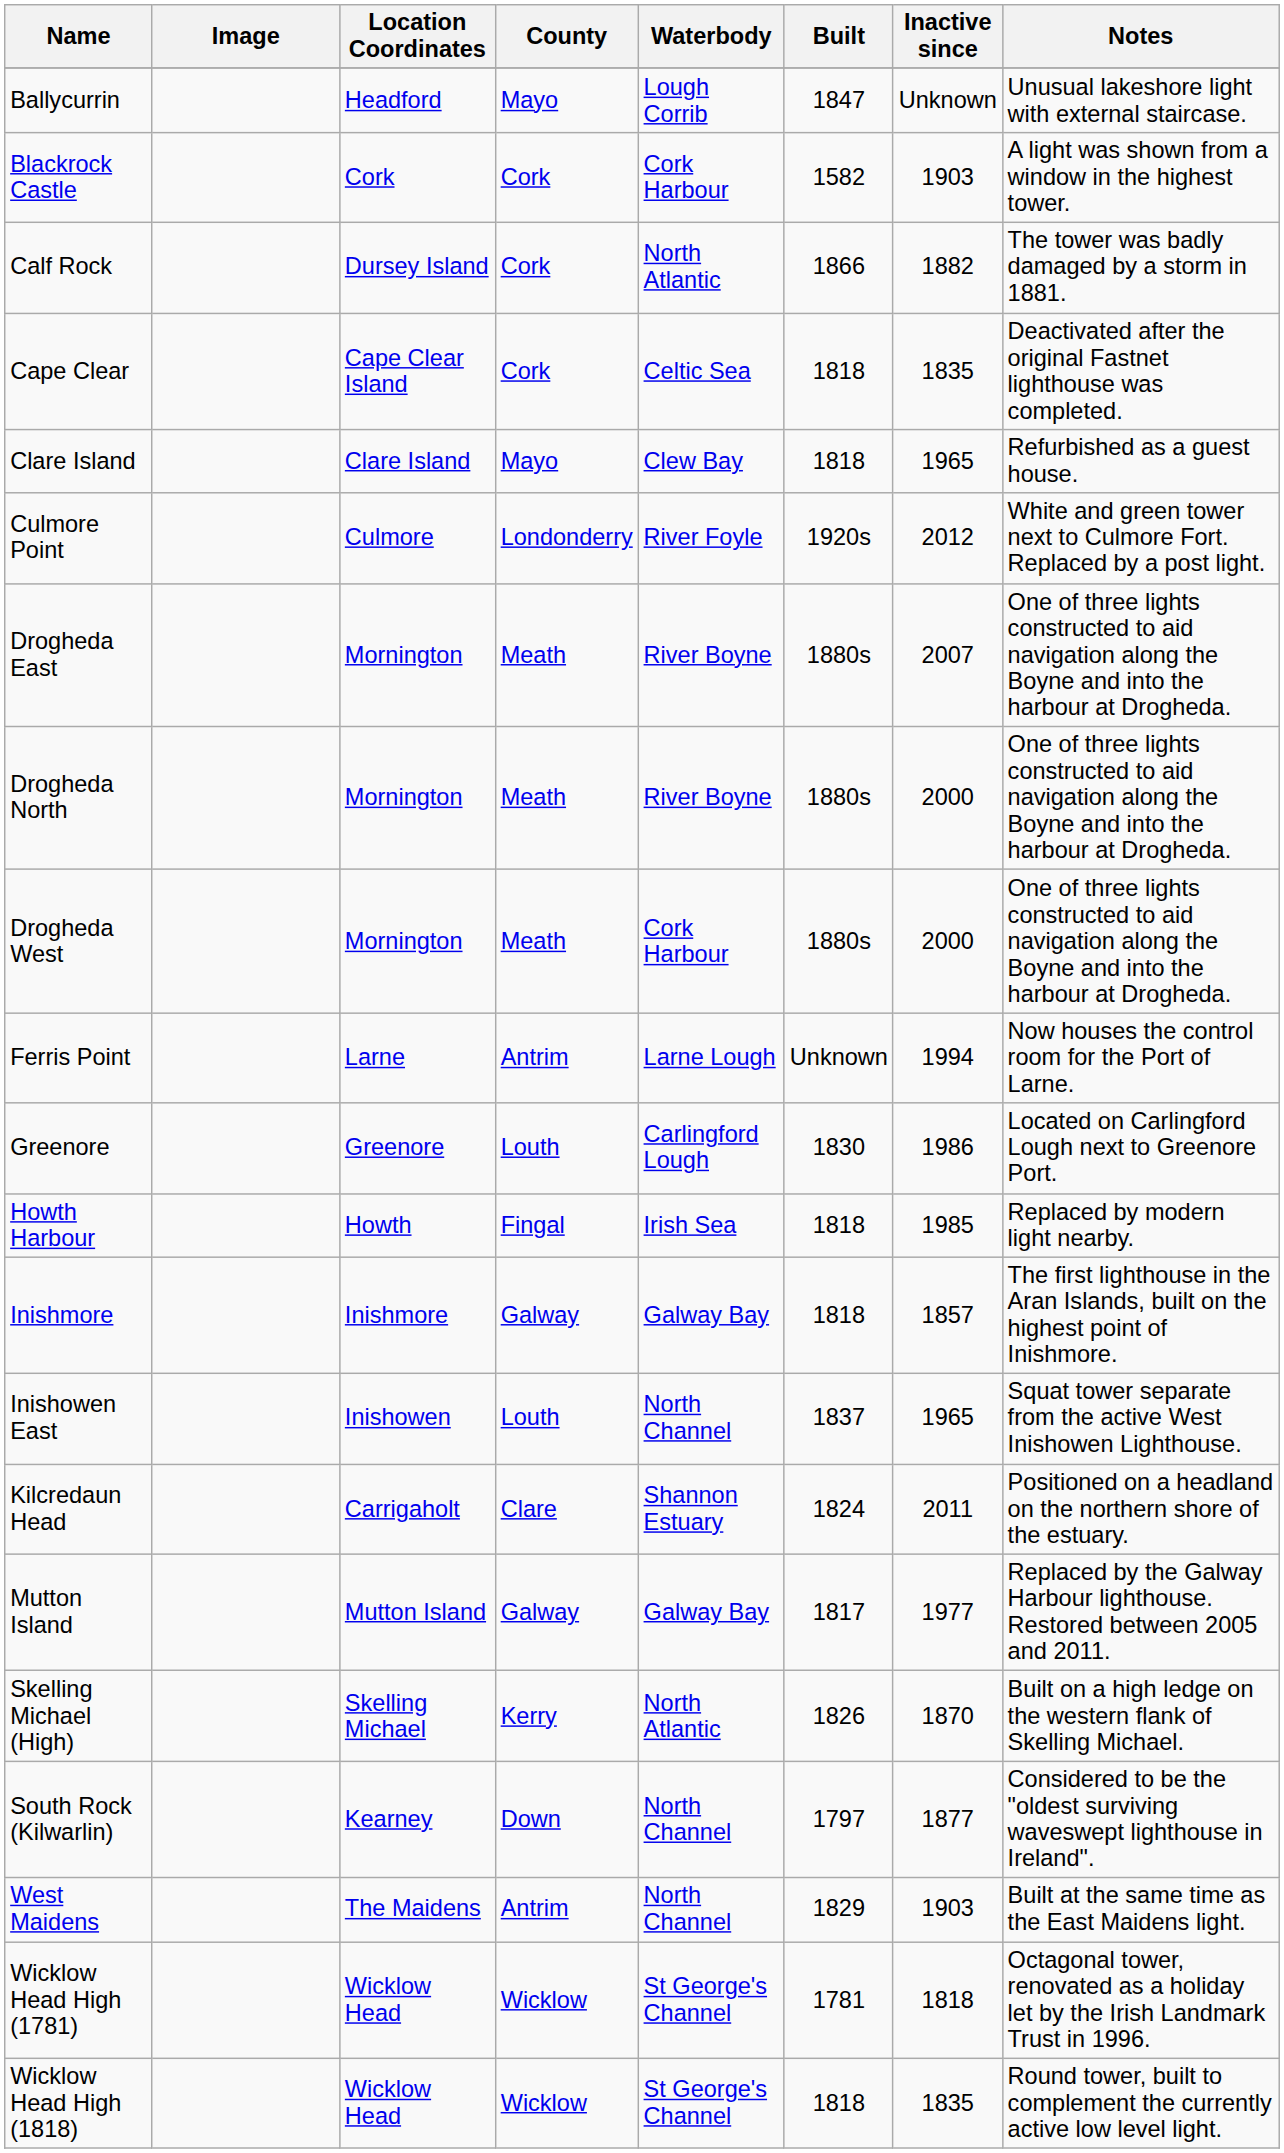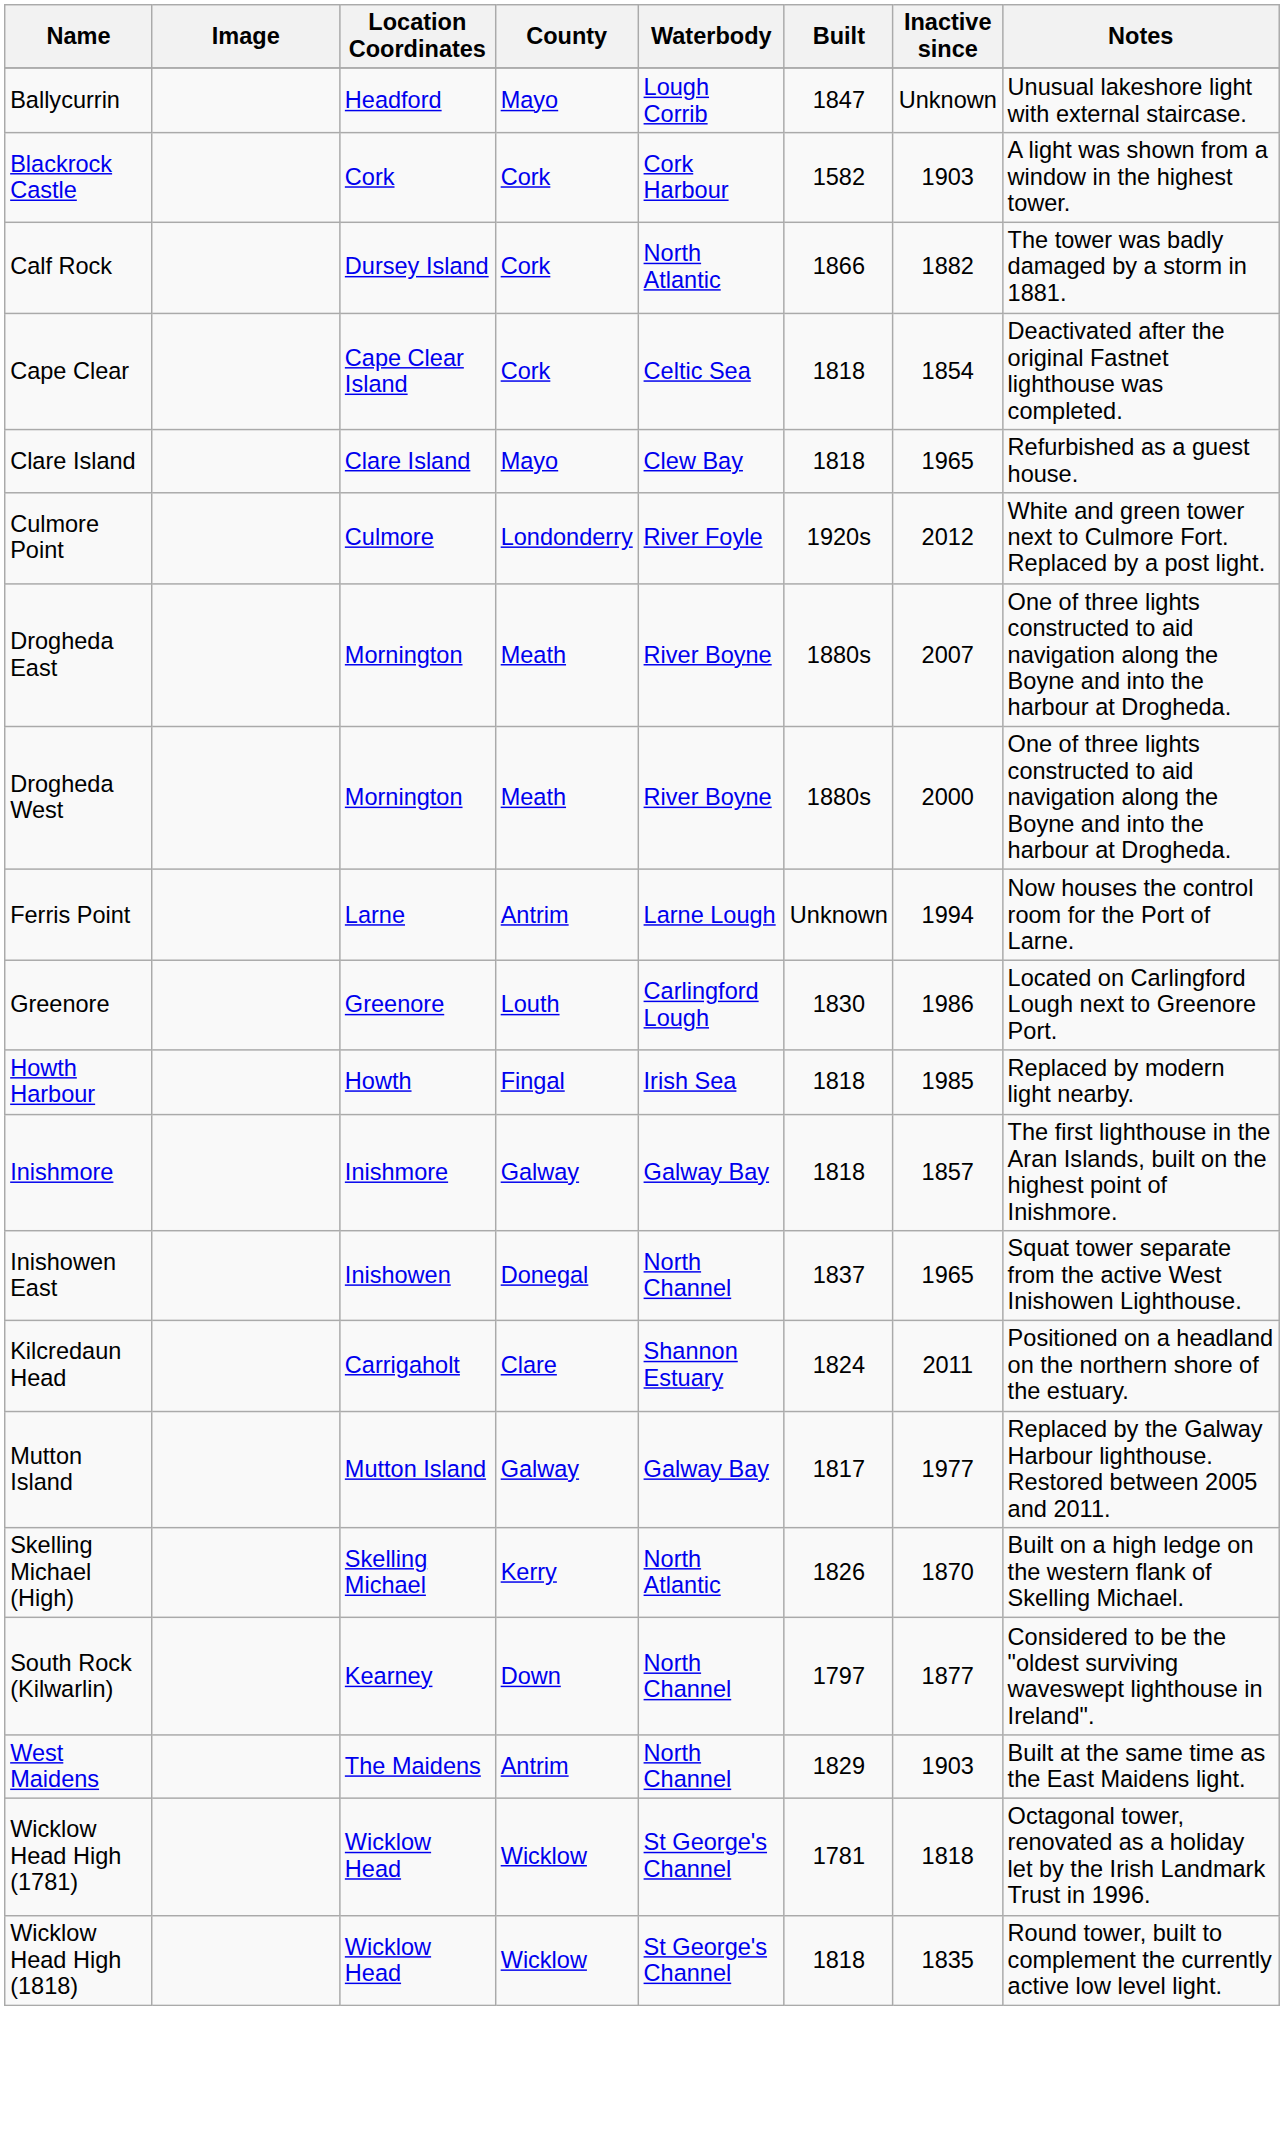(948, 370) 1835 -> (948, 370) 1854
- row: (62, 797)
(686, 940) Cork Harbour -> (708, 797) River Boyne
(530, 1418) Louth -> (544, 1275) Donegal
